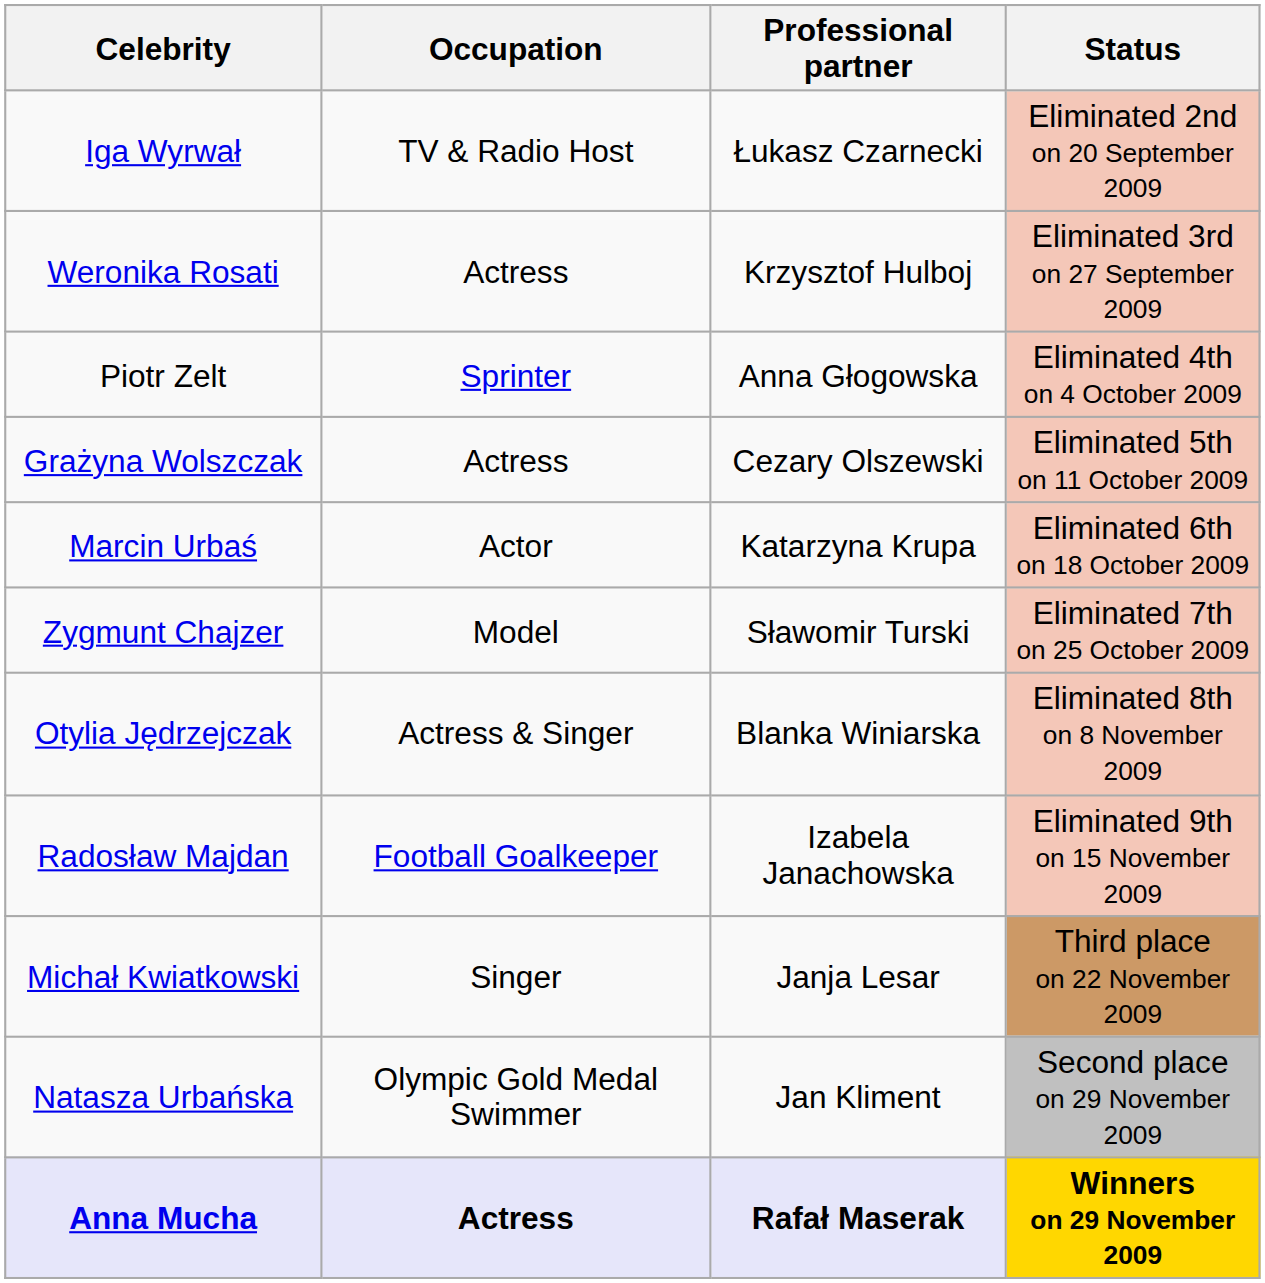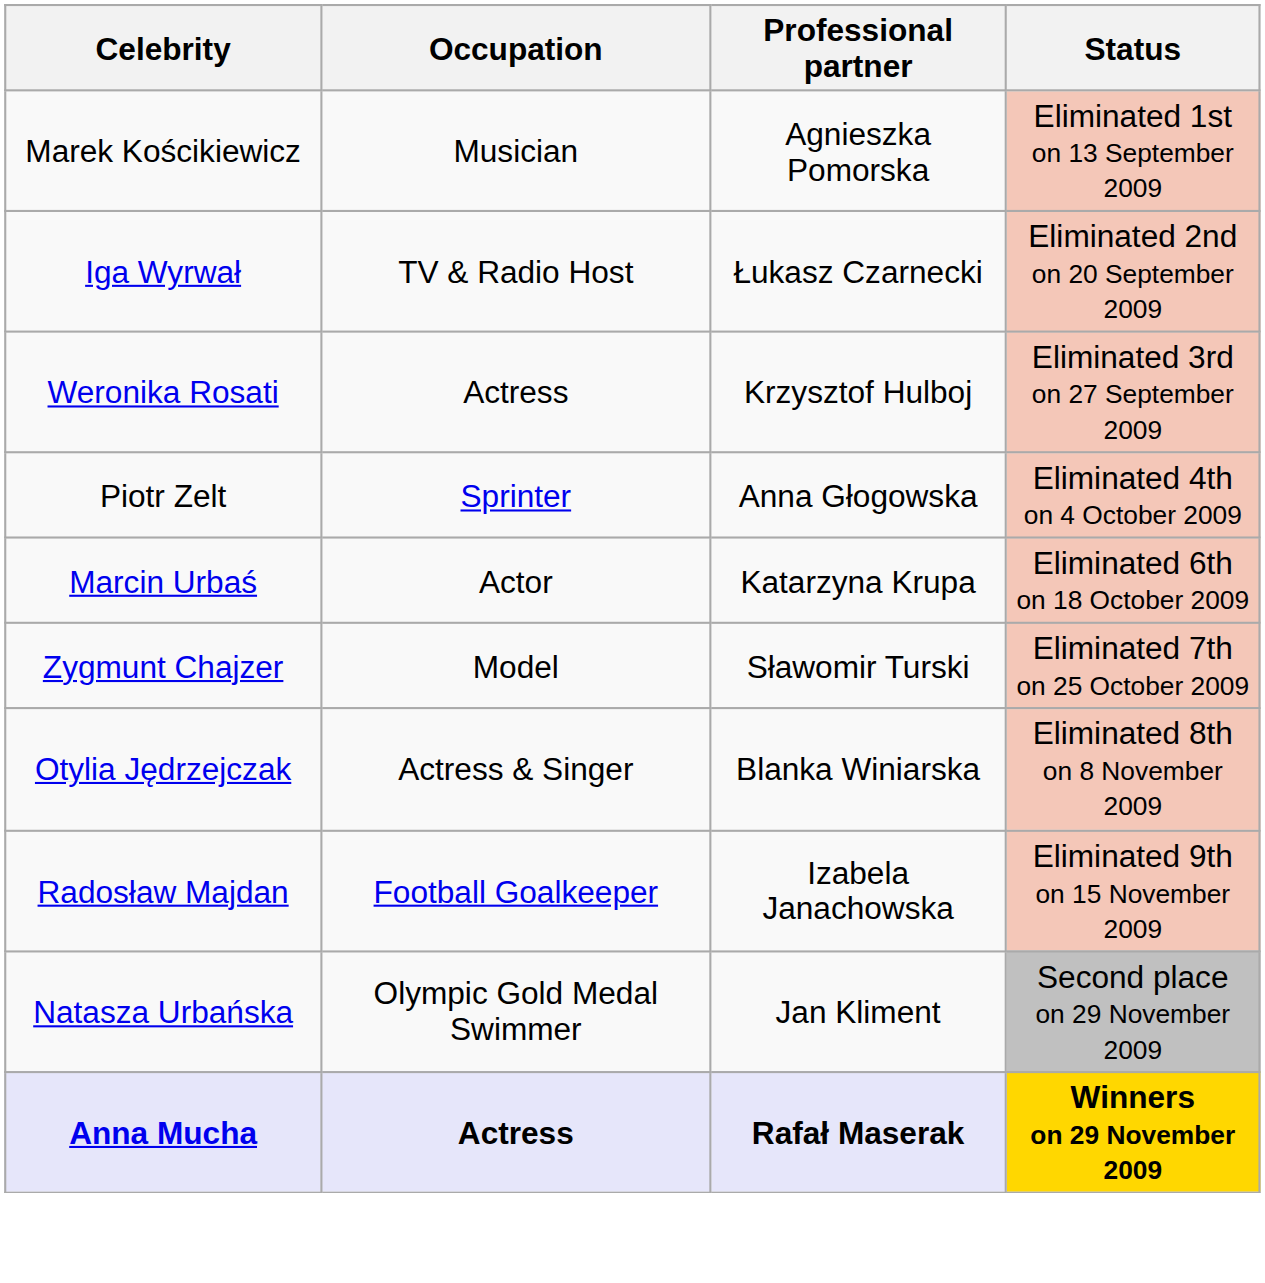+ row: (163, 151)
- row: (163, 460)
- row: (163, 976)
